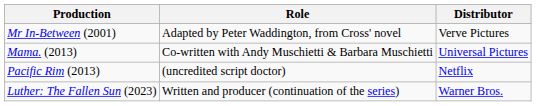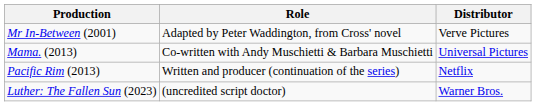(224, 71) (uncredited script doctor) -> (281, 71) Written and producer (continuation of the series)
(281, 91) Written and producer (continuation of the series) -> (224, 91) (uncredited script doctor)
